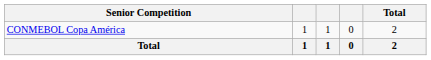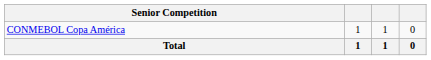- column: (394, 13)
